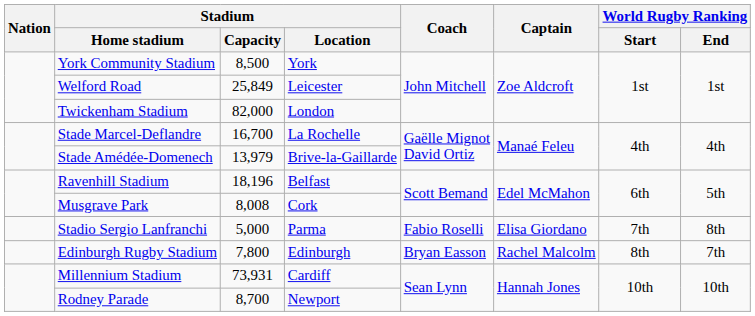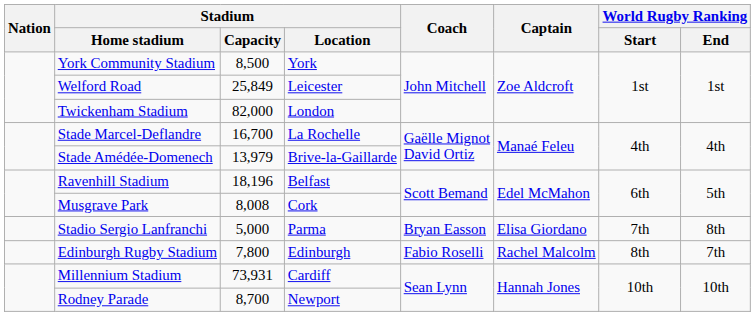(444, 228) Fabio Roselli -> (445, 228) Bryan Easson
(445, 252) Bryan Easson -> (444, 252) Fabio Roselli
